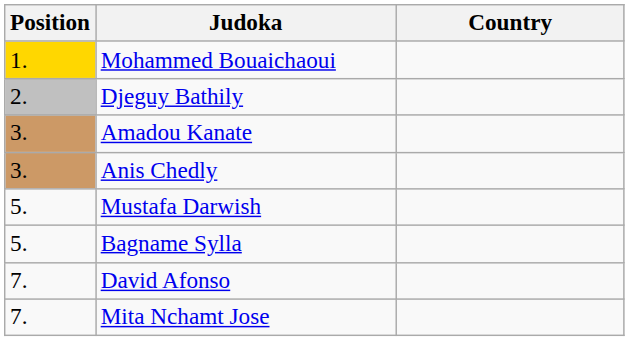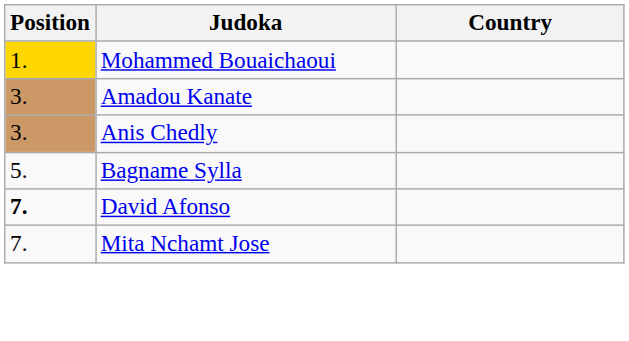- row: (172, 96)
- row: (181, 206)
(19, 280) normal -> (19, 206) bold
